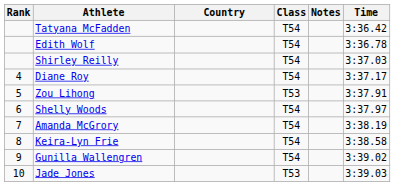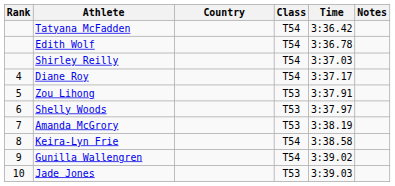columns swapped: (366, 12) <-> (326, 12)
(291, 109) T54 -> (291, 109) T53
(291, 125) T54 -> (291, 125) T53
